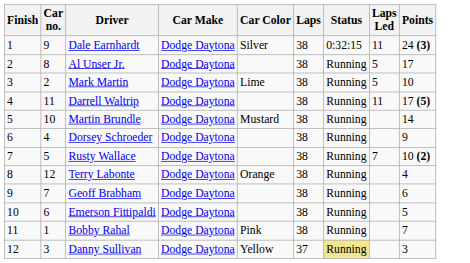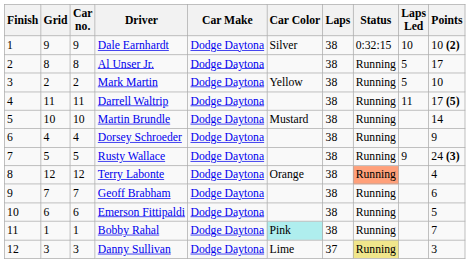+ column: (56, 20)
(378, 45) 11 -> (407, 45) 10
(416, 45) 24 (3) -> (445, 45) 10 (2)
(265, 82) Lime -> (295, 82) Yellow
(375, 156) 7 -> (404, 156) 9
(416, 156) 10 (2) -> (445, 156) 24 (3)
(346, 175) no background -> (376, 175) lightsalmon background
(265, 231) no background -> (295, 231) paleturquoise background
(265, 249) Yellow -> (295, 249) Lime
